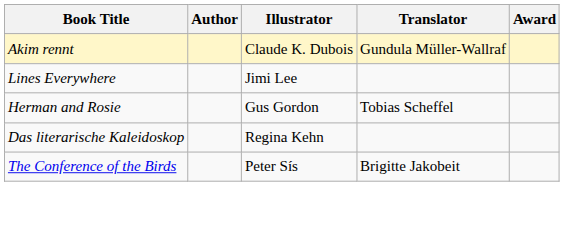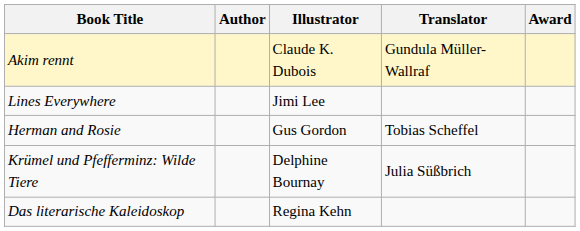+ row: (102, 171)
- row: (92, 166)
